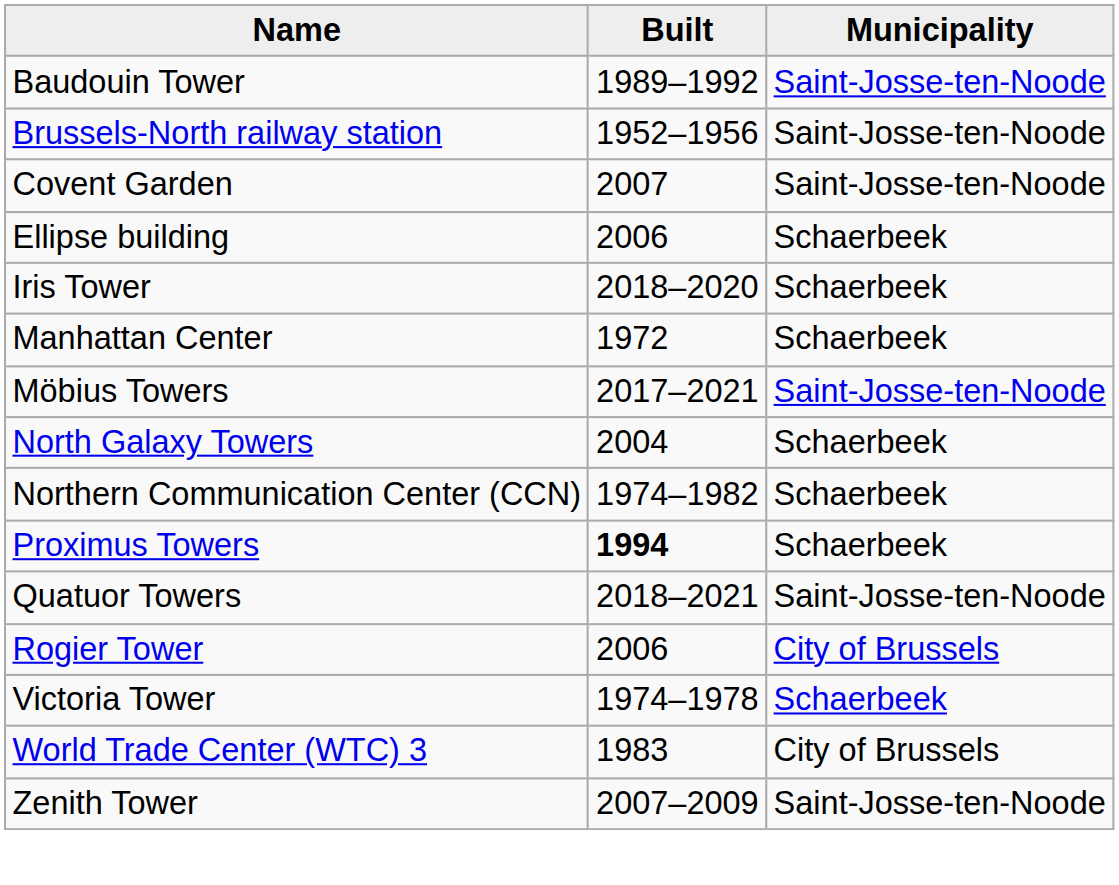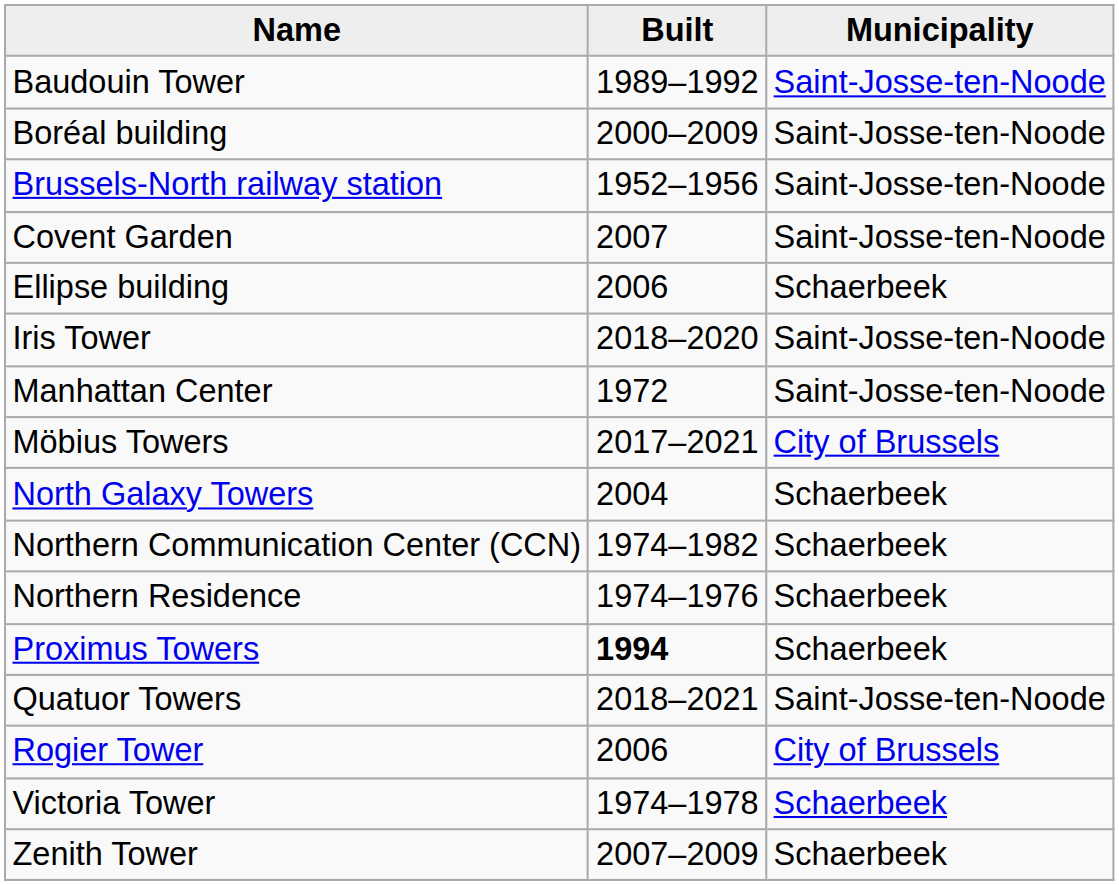+ row: (120, 133)
(860, 287) Schaerbeek -> (940, 339) Saint-Josse-ten-Noode
(860, 339) Schaerbeek -> (940, 390) Saint-Josse-ten-Noode
(940, 390) Saint-Josse-ten-Noode -> (886, 442) City of Brussels
+ row: (157, 596)
- row: (220, 751)
(940, 802) Saint-Josse-ten-Noode -> (860, 854) Schaerbeek
